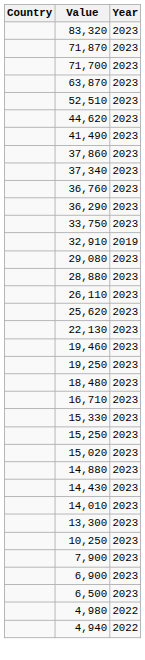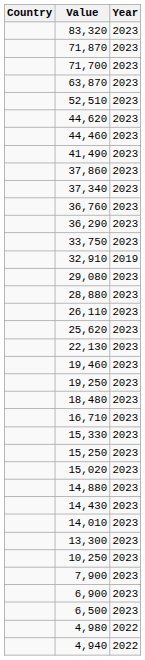+ row: (88, 136)
